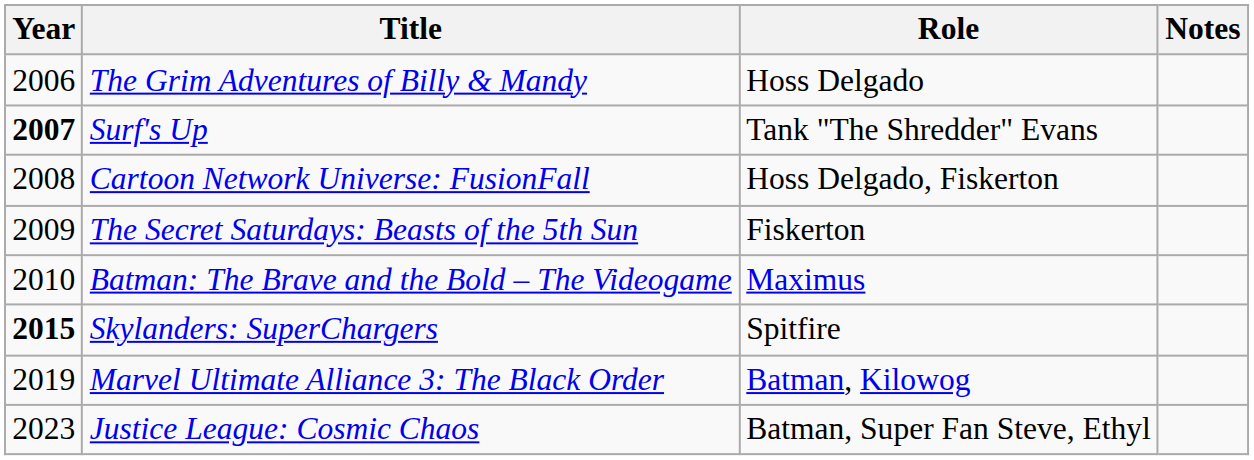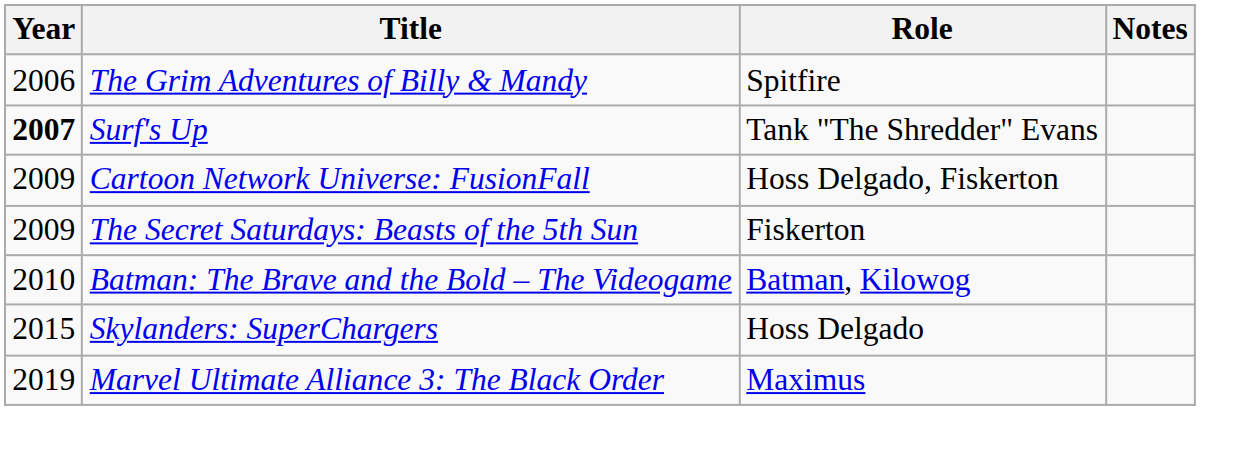(835, 79) Hoss Delgado -> (794, 79) Spitfire
(44, 179) 2008 -> (44, 179) 2009
(806, 279) Maximus -> (858, 279) Batman, Kilowog
(44, 329) bold -> (44, 329) normal
(794, 329) Spitfire -> (835, 329) Hoss Delgado
(858, 379) Batman, Kilowog -> (806, 379) Maximus
- row: (285, 429)
